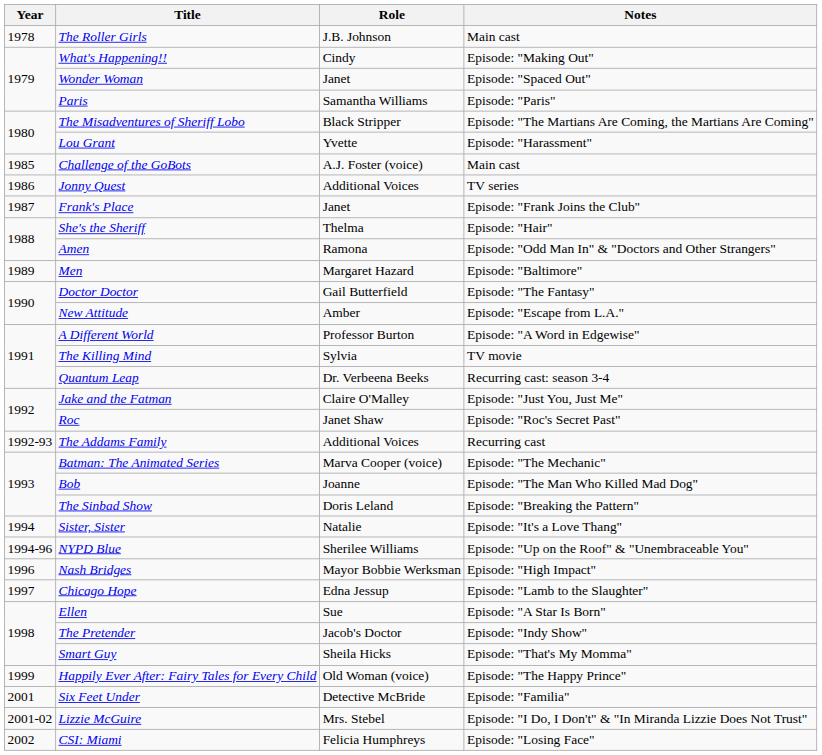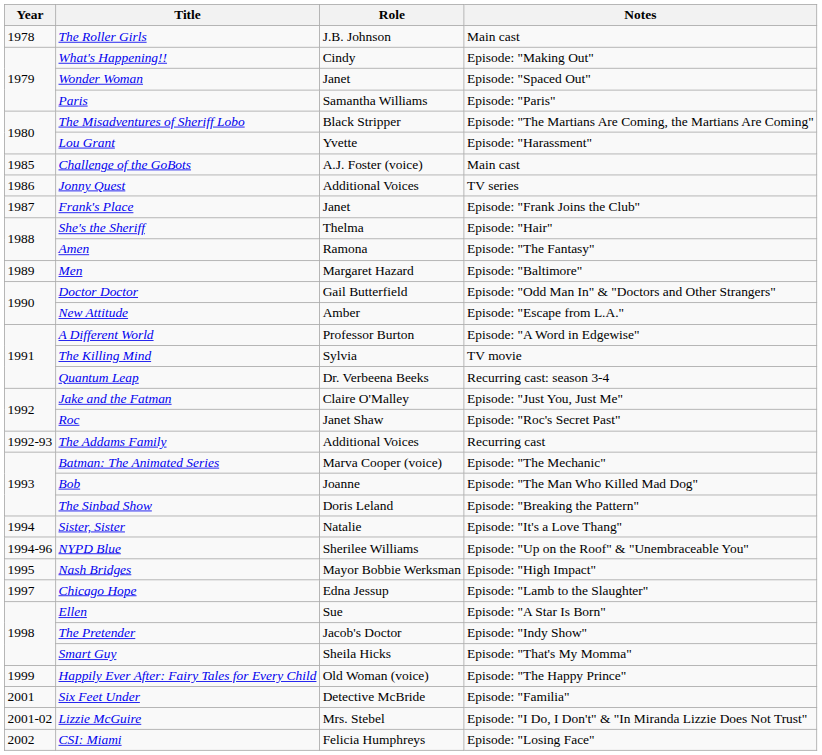(621, 249) Episode: "Odd Man In" & "Doctors and Other Strangers" -> (531, 249) Episode: "The Fantasy"
(531, 292) Episode: "The Fantasy" -> (621, 292) Episode: "Odd Man In" & "Doctors and Other Strangers"
(21, 569) 1996 -> (21, 569) 1995
